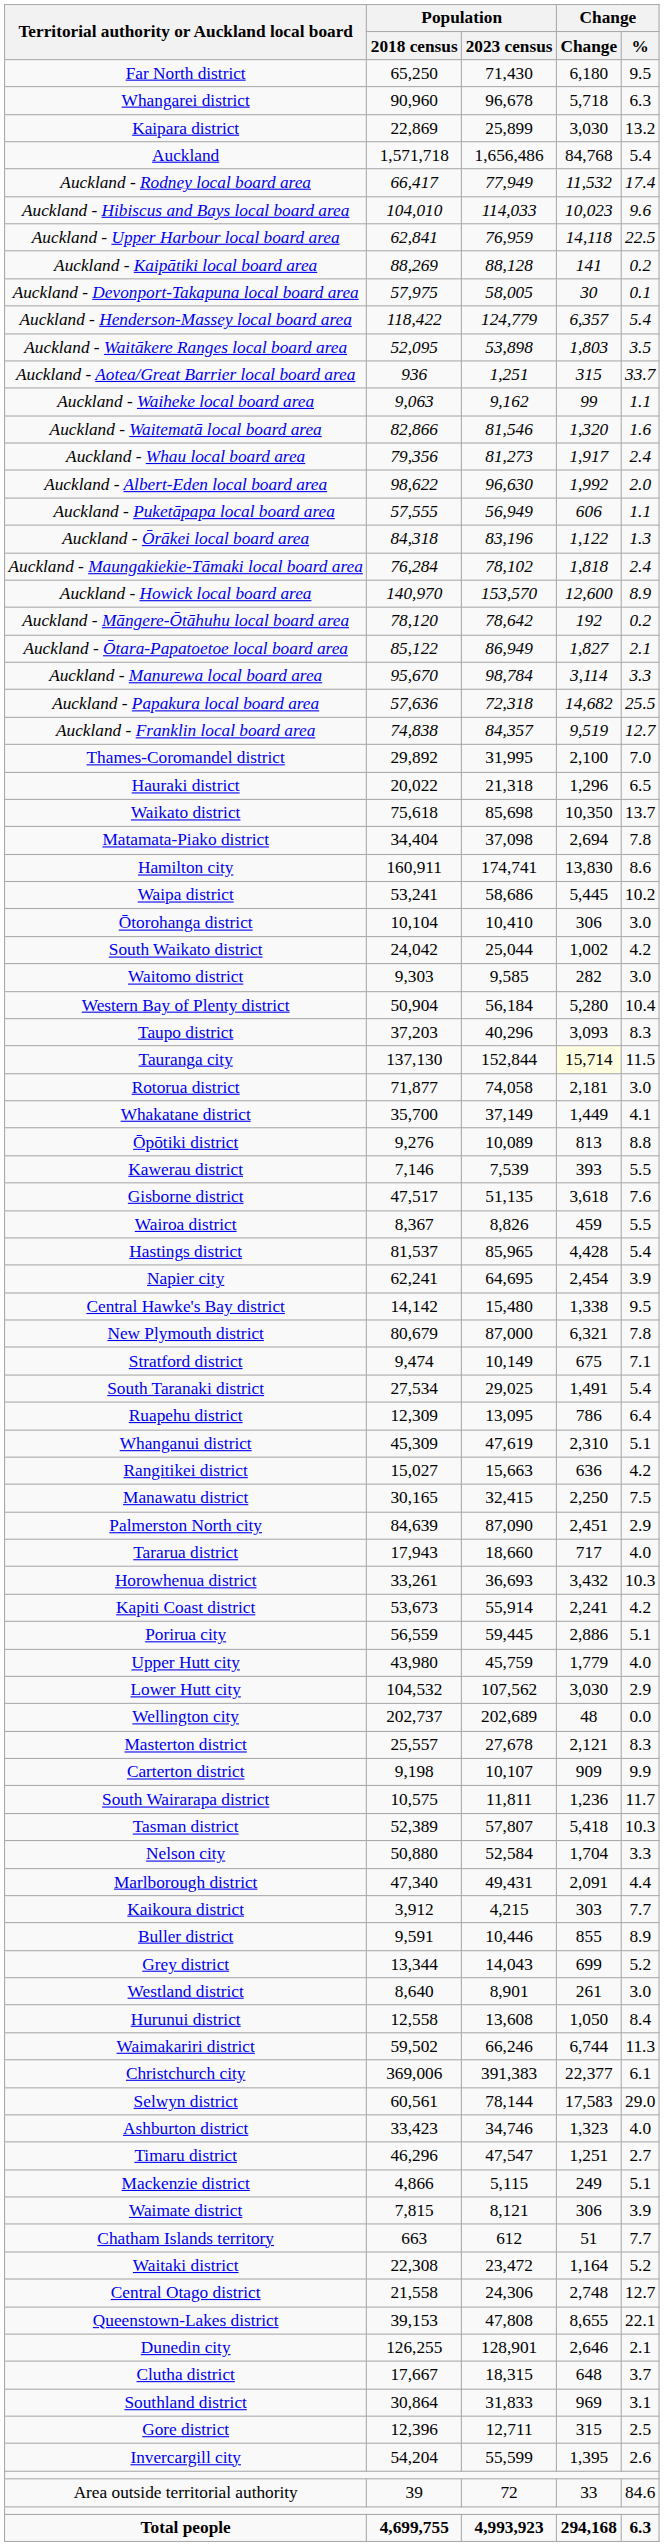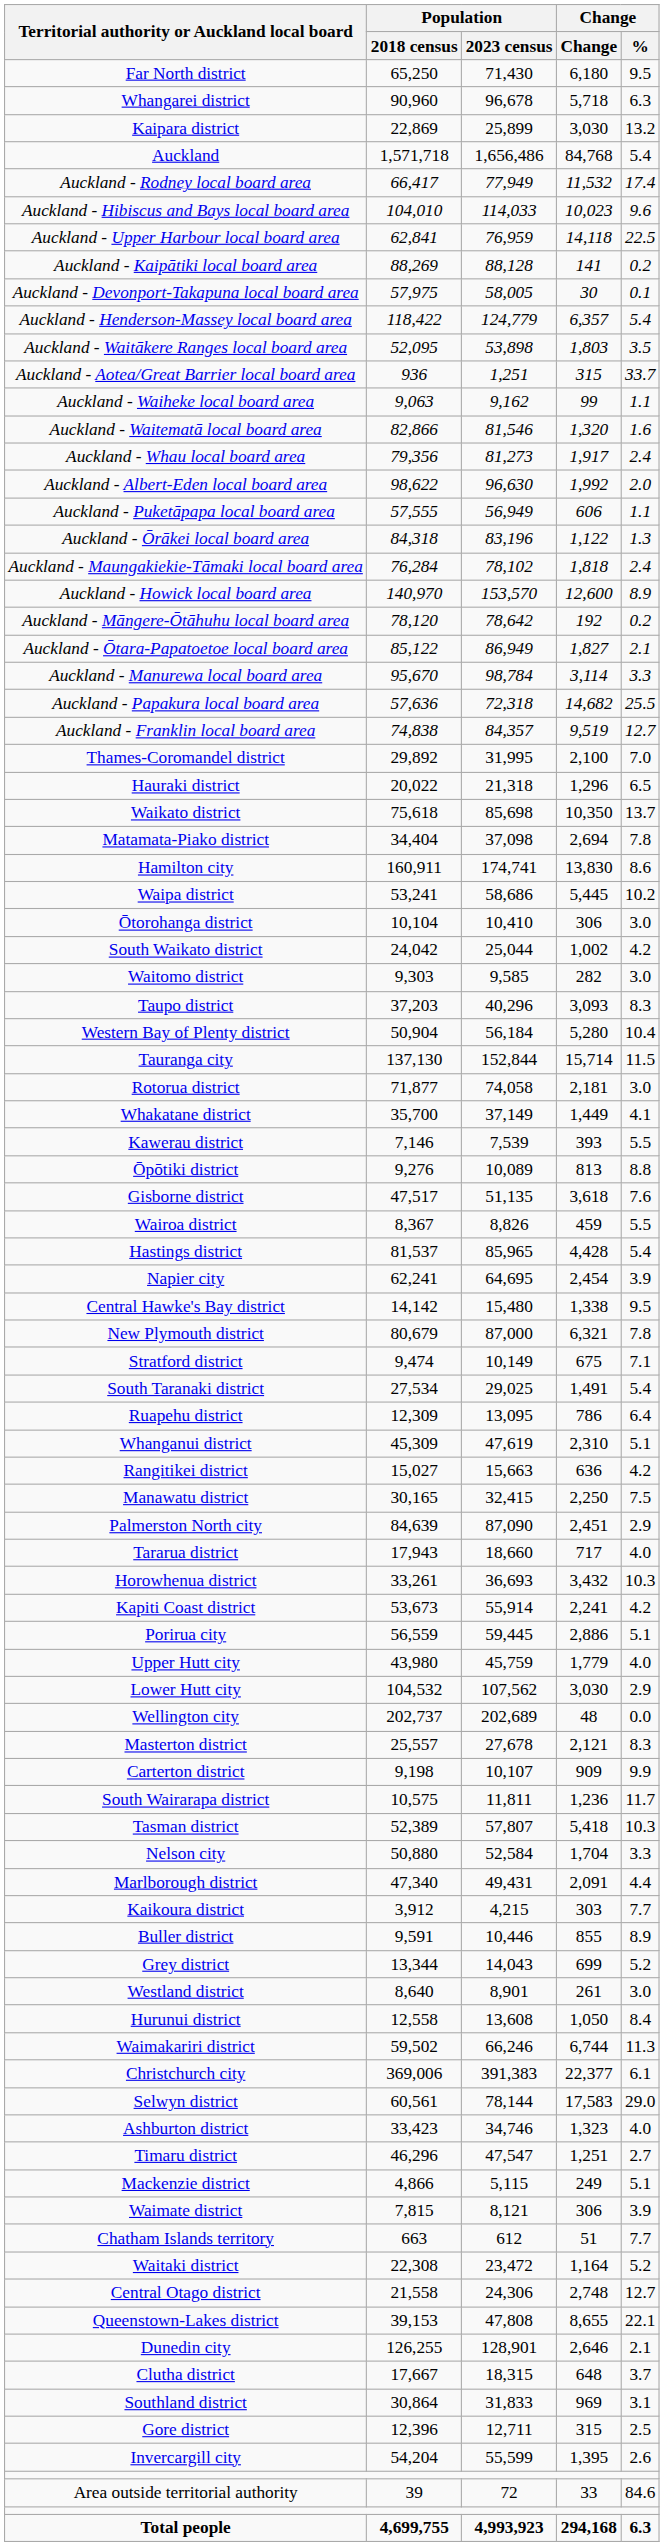rows swapped: (186, 1032) <-> (186, 1004)
(589, 1059) lightyellow background -> (589, 1059) no background
rows swapped: (186, 1169) <-> (186, 1141)
